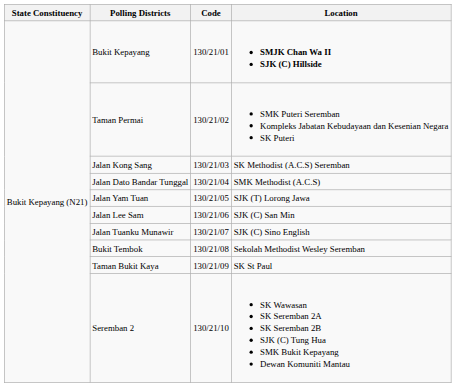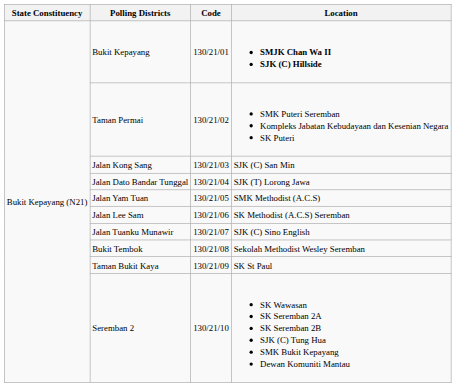(292, 165) SK Methodist (A.C.S) Seremban -> (264, 165) SJK (C) San Min
(277, 182) SMK Methodist (A.C.S) -> (272, 182) SJK (T) Lorong Jawa
(272, 198) SJK (T) Lorong Jawa -> (277, 198) SMK Methodist (A.C.S)
(264, 215) SJK (C) San Min -> (292, 215) SK Methodist (A.C.S) Seremban
